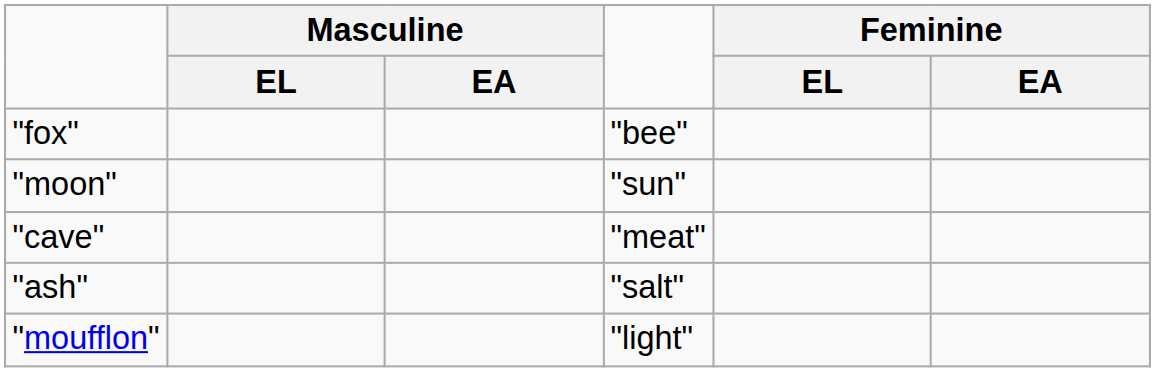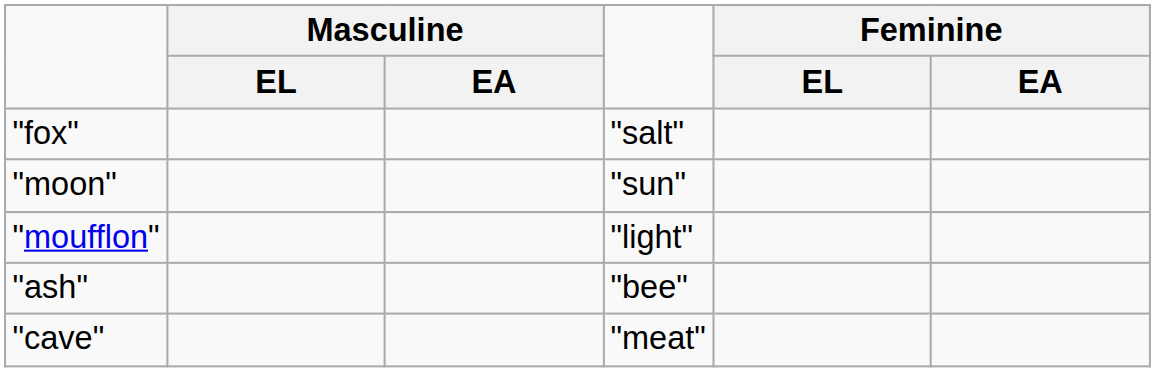(649, 133) "bee" -> (647, 133) "salt"
rows swapped: (58, 236) <-> (86, 339)
(647, 287) "salt" -> (649, 287) "bee"
